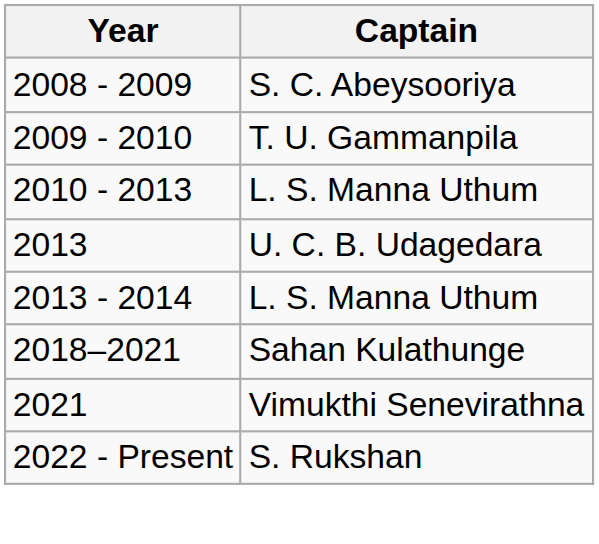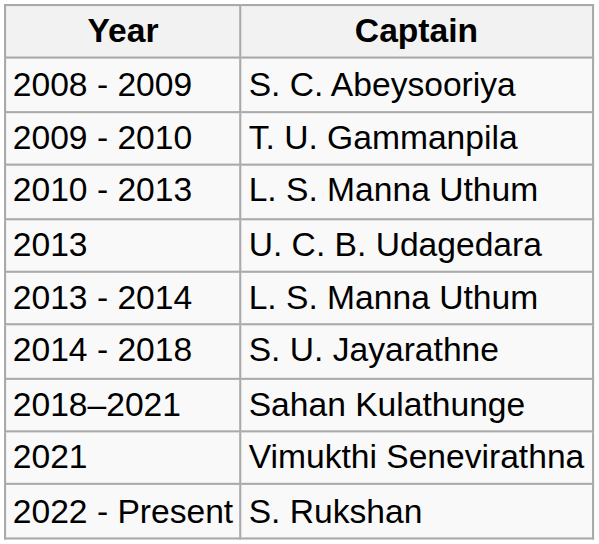+ row: (102, 350)
